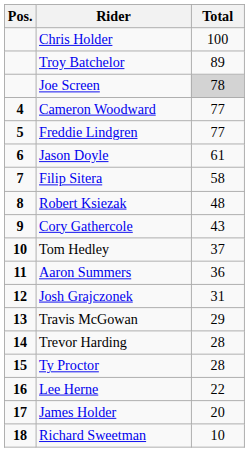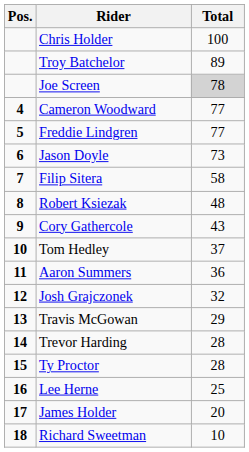(218, 156) 61 -> (218, 156) 73
(218, 296) 31 -> (218, 296) 32
(218, 389) 22 -> (218, 389) 25
